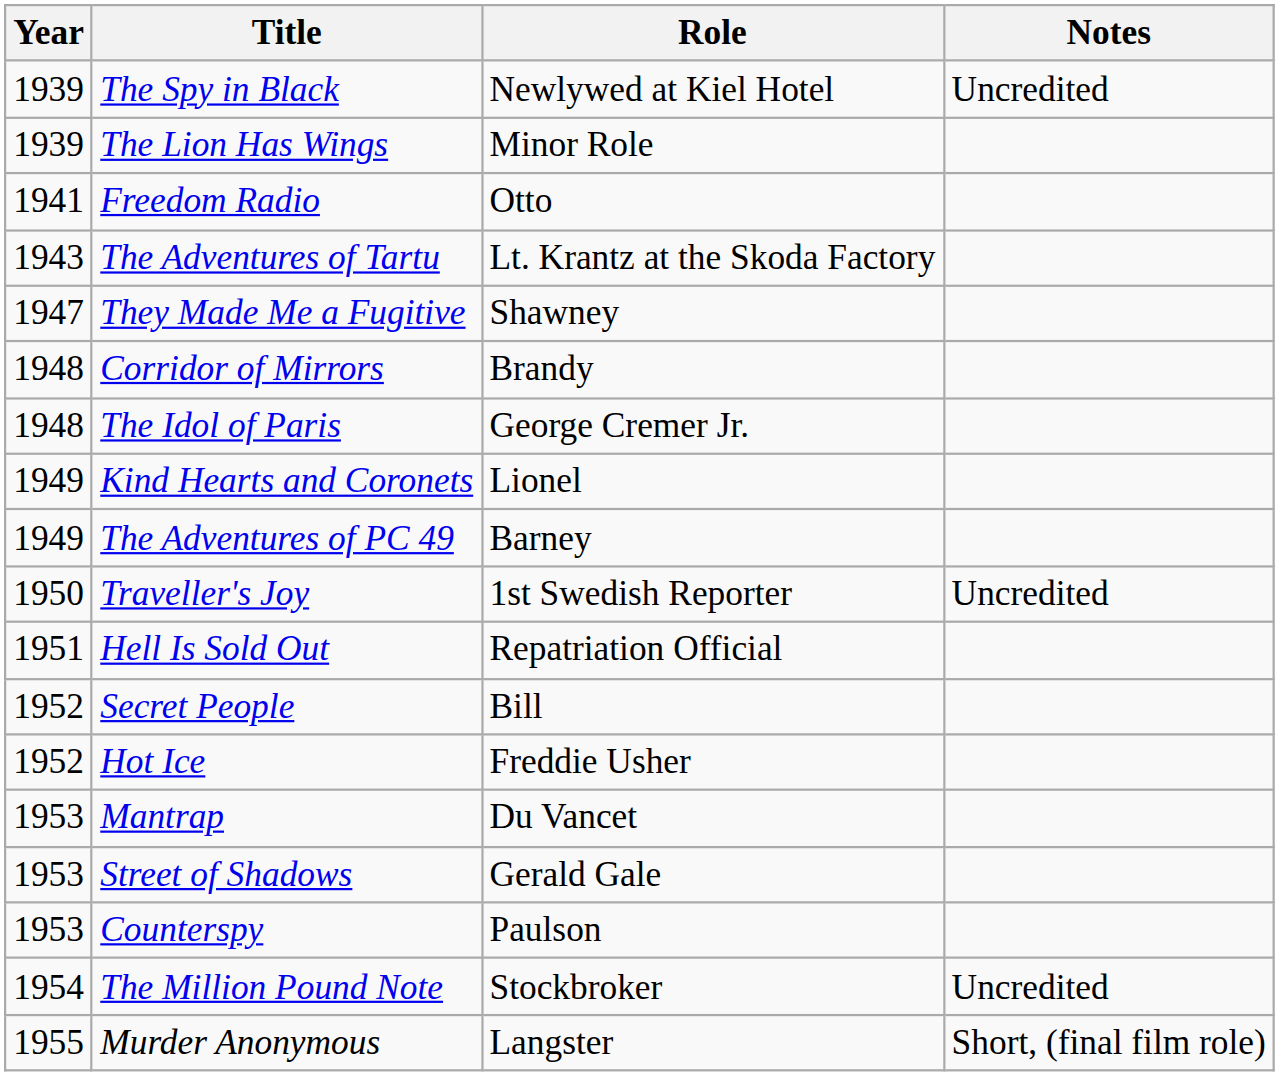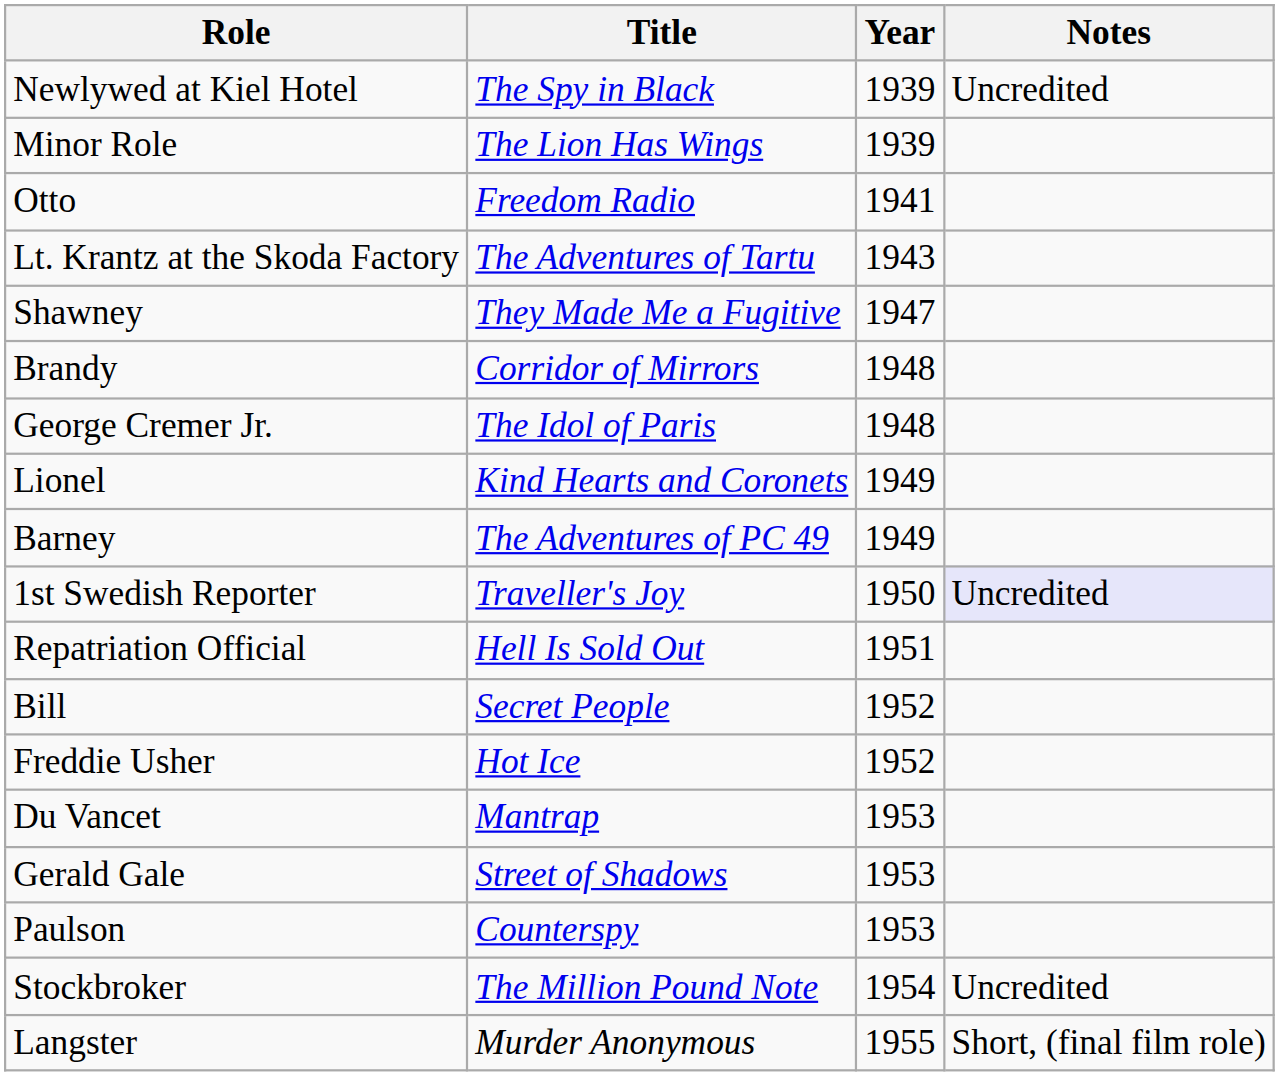columns swapped: (49, 32) <-> (712, 32)
(1030, 593) no background -> (1030, 593) lavender background
